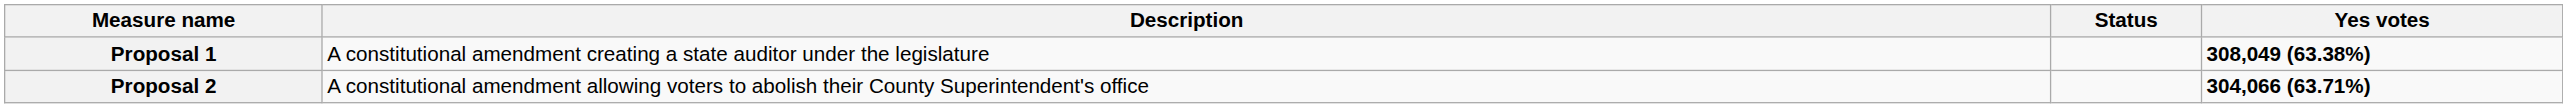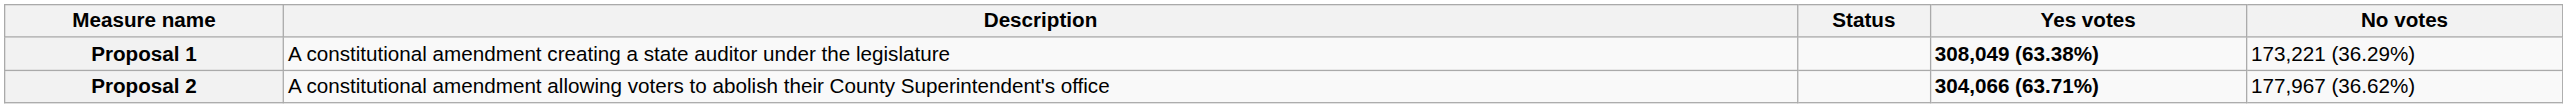+ column: (2405, 20)
